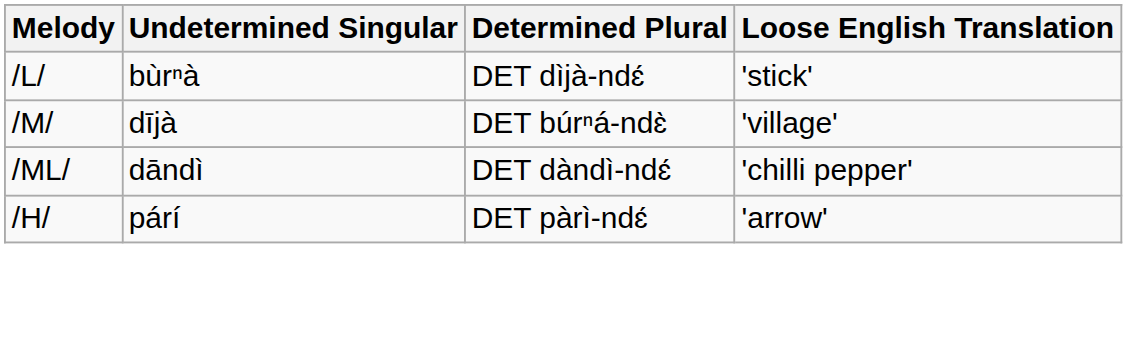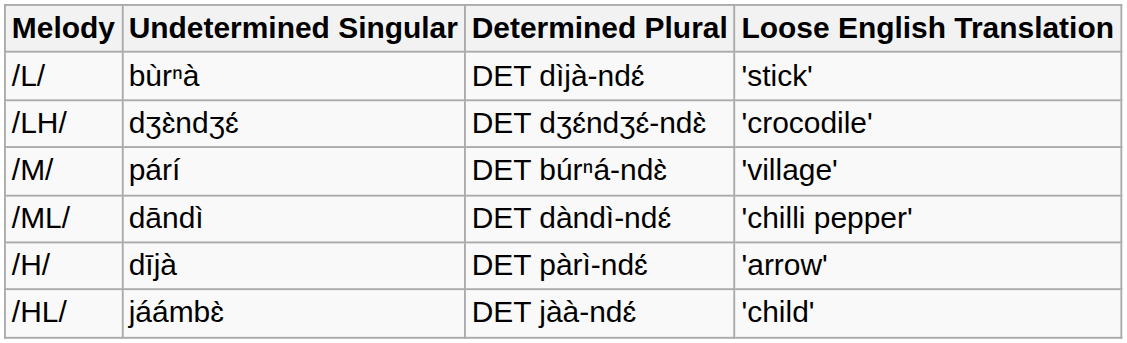+ row: (39, 123)
(153, 123) dījà -> (154, 170) párí
(154, 218) párí -> (153, 265) dījà
+ row: (39, 312)
